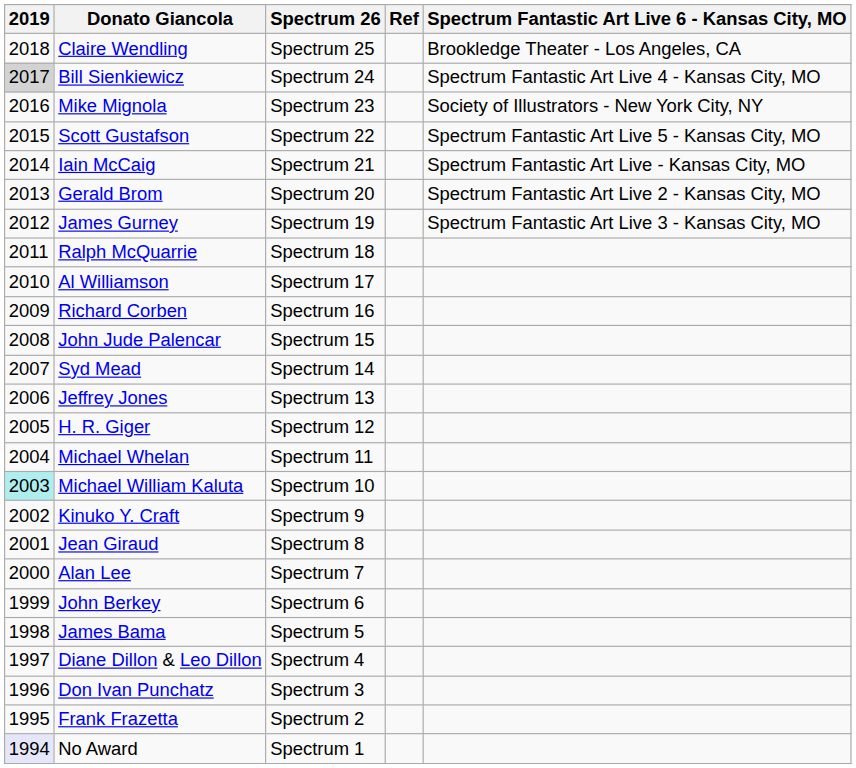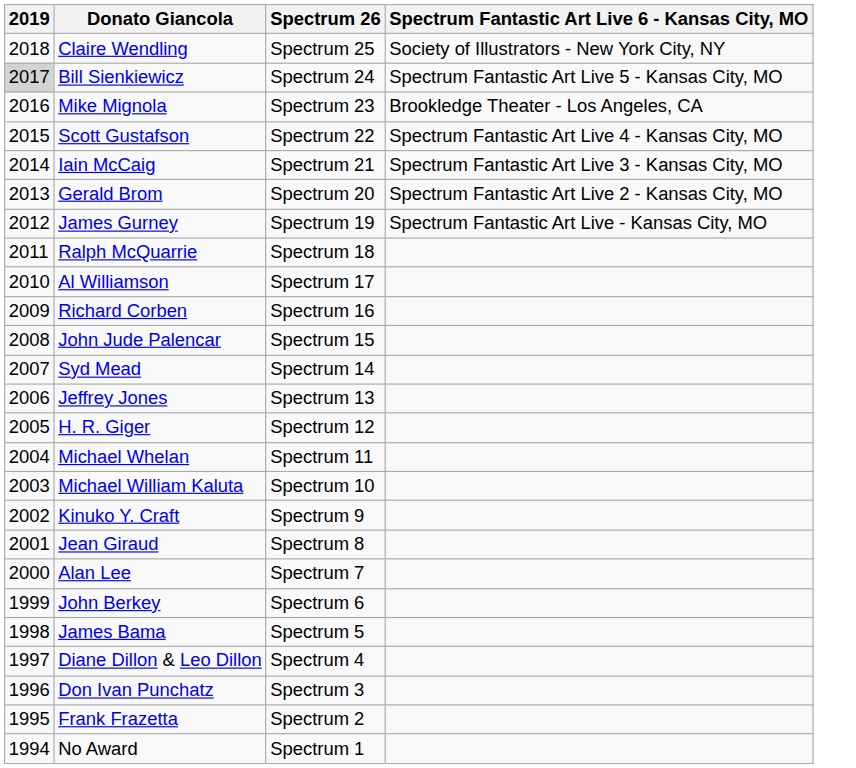- column: (404, 19)
(584, 48) Brookledge Theater - Los Angeles, CA -> (557, 48) Society of Illustrators - New York City, NY
(624, 77) Spectrum Fantastic Art Live 4 - Kansas City, MO -> (586, 77) Spectrum Fantastic Art Live 5 - Kansas City, MO
(595, 106) Society of Illustrators - New York City, NY -> (546, 106) Brookledge Theater - Los Angeles, CA
(624, 135) Spectrum Fantastic Art Live 5 - Kansas City, MO -> (586, 135) Spectrum Fantastic Art Live 4 - Kansas City, MO
(616, 164) Spectrum Fantastic Art Live - Kansas City, MO -> (586, 164) Spectrum Fantastic Art Live 3 - Kansas City, MO
(624, 223) Spectrum Fantastic Art Live 3 - Kansas City, MO -> (578, 223) Spectrum Fantastic Art Live - Kansas City, MO
(29, 485) paleturquoise background -> (29, 485) no background
(29, 748) lavender background -> (29, 748) no background
